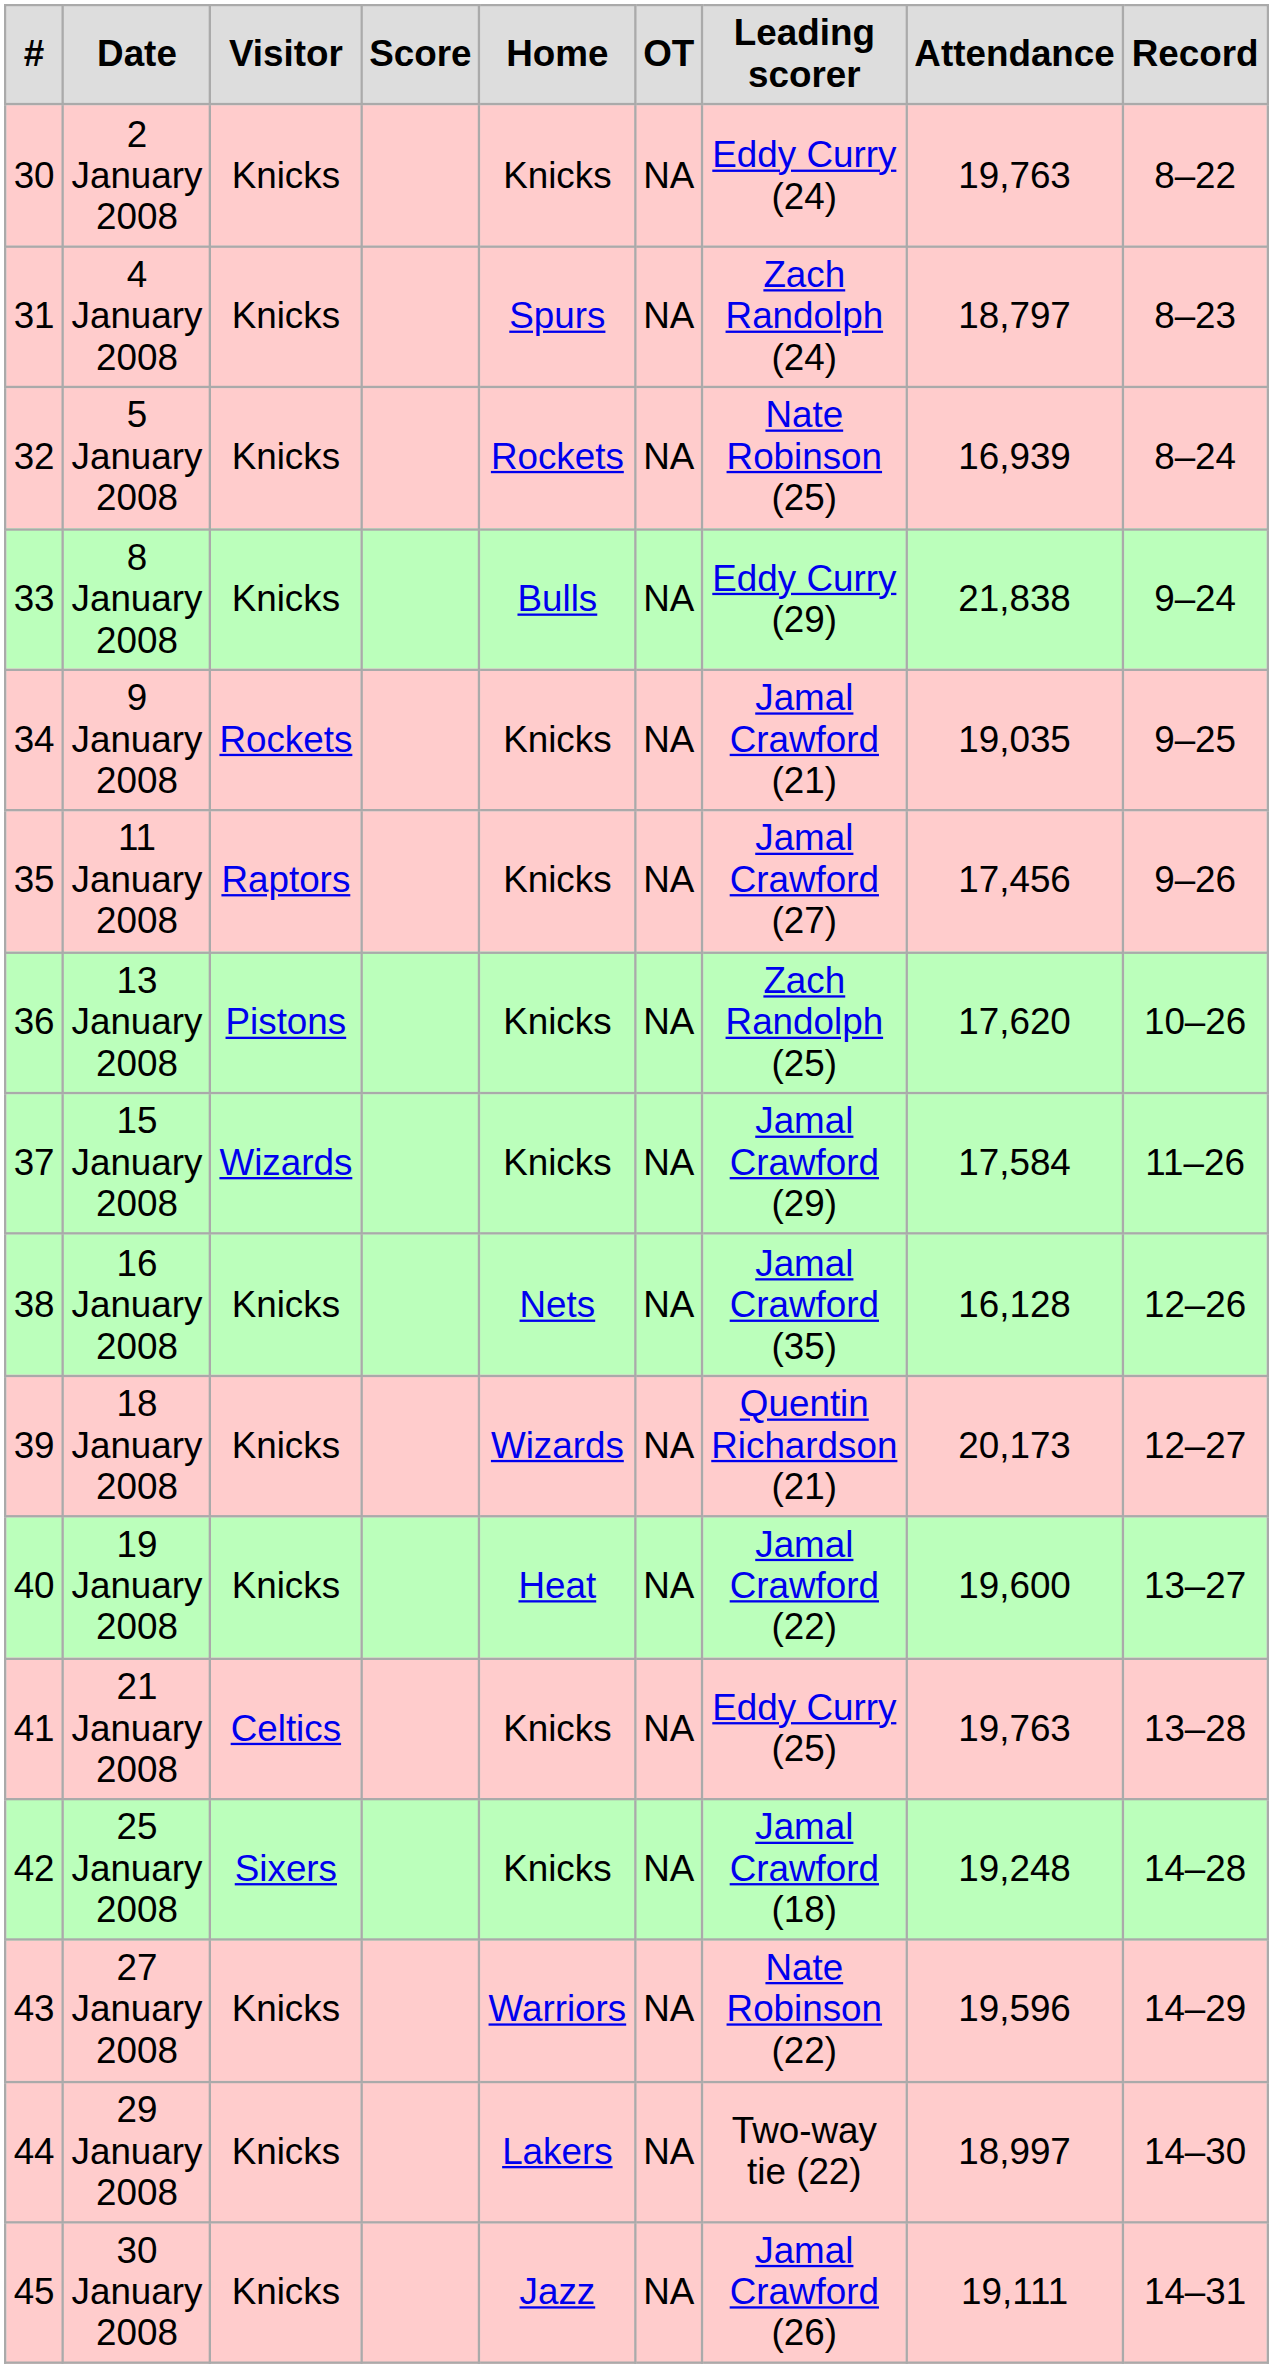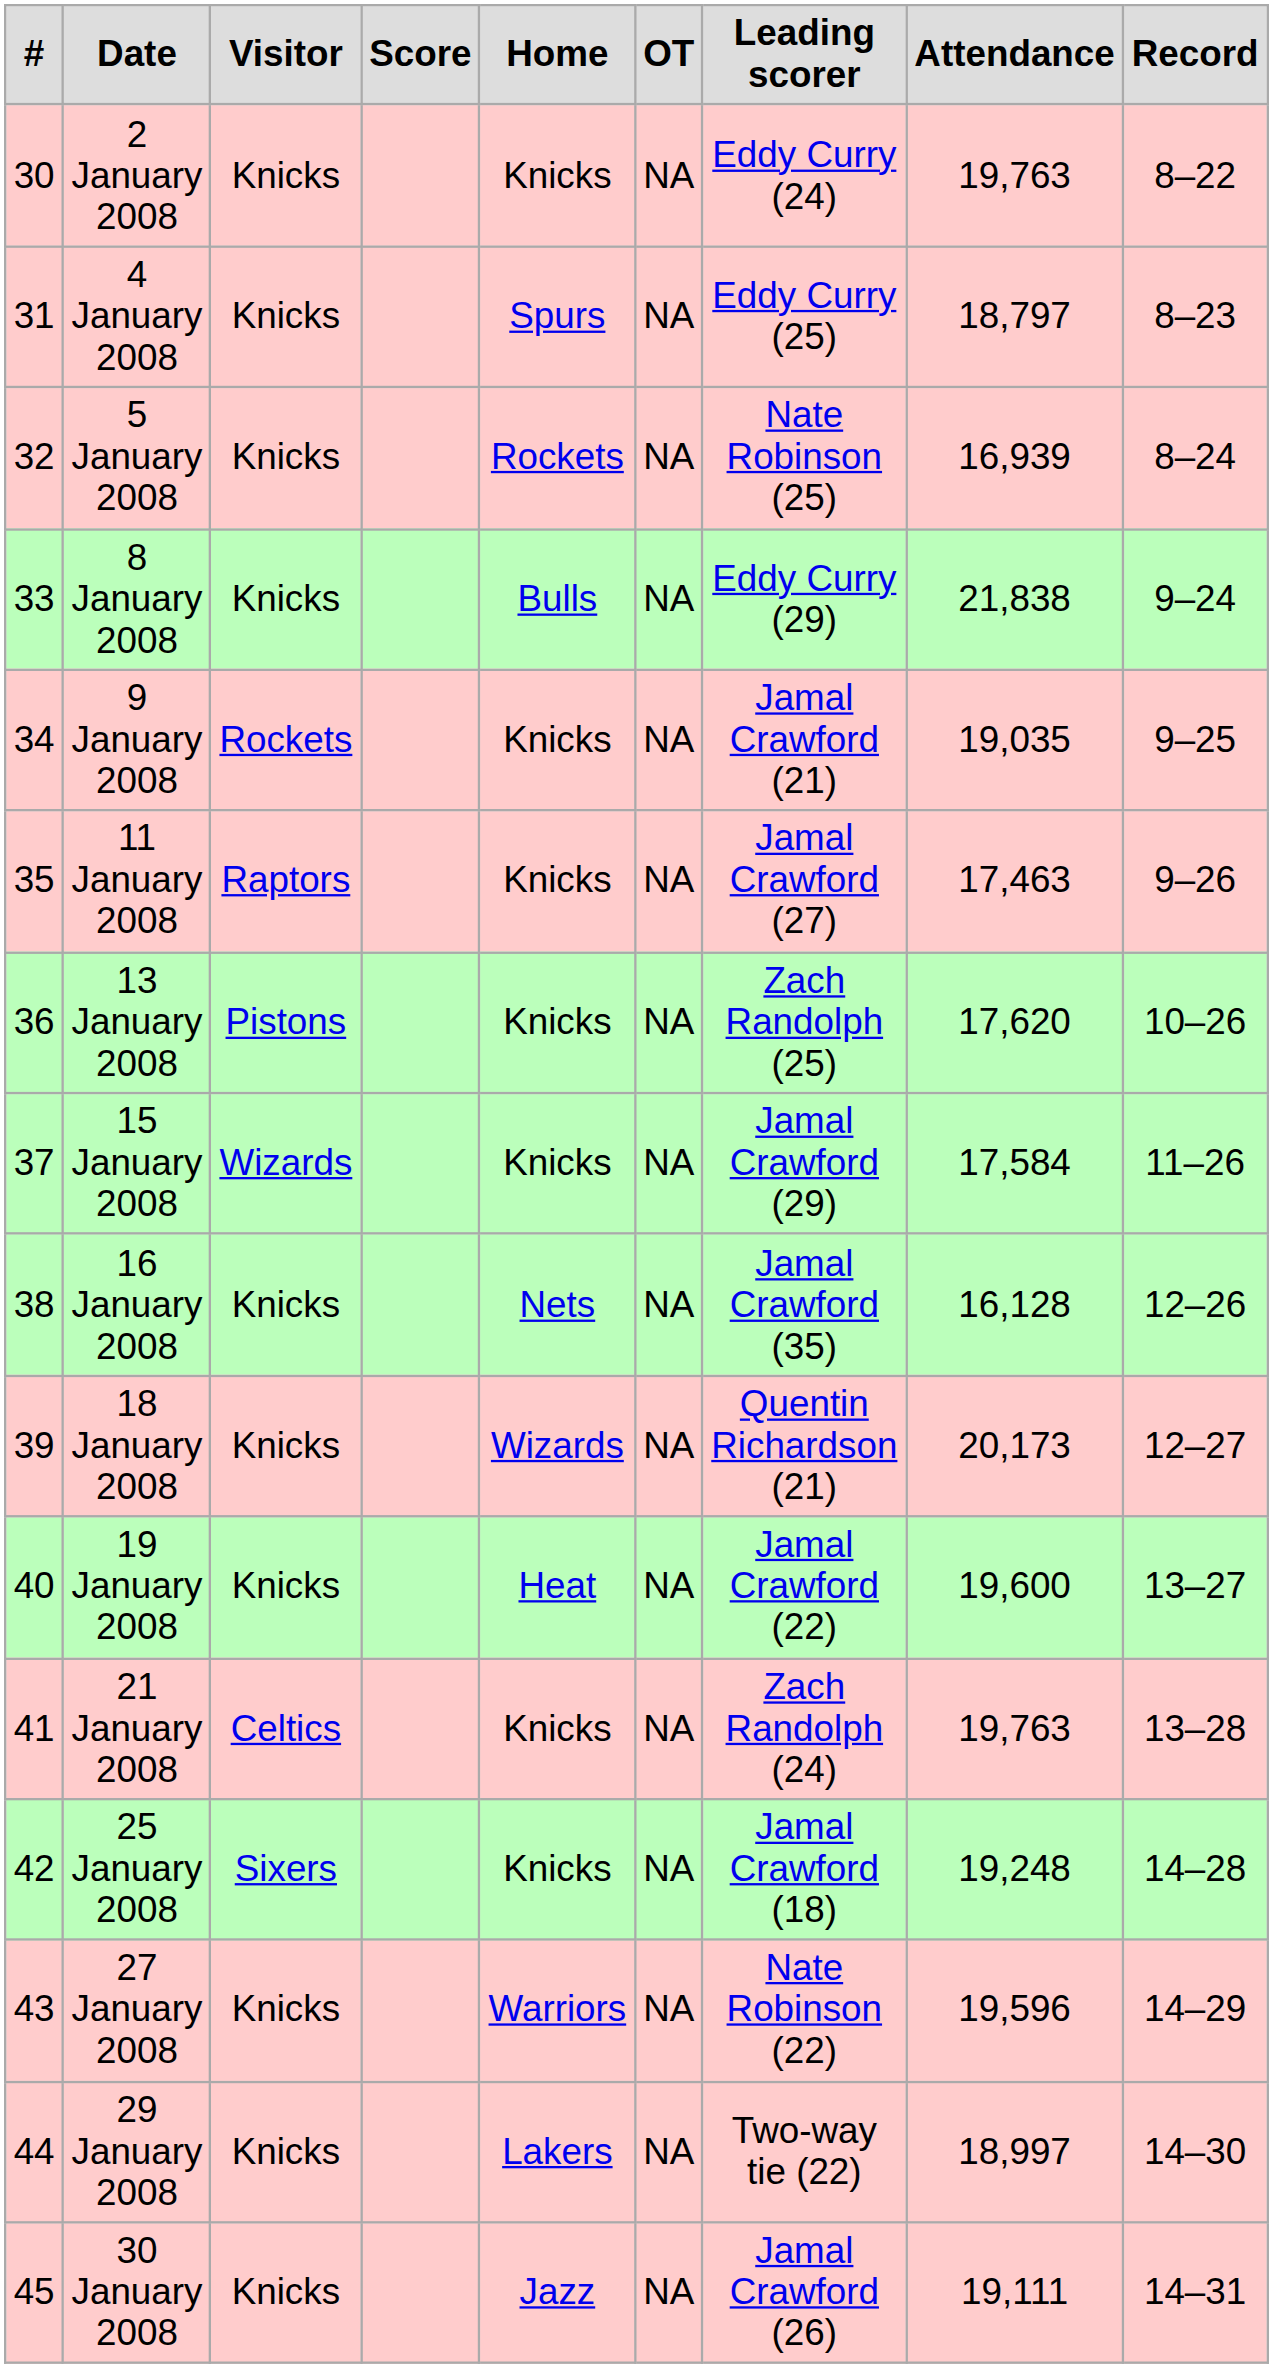(804, 316) Zach Randolph (24) -> (804, 316) Eddy Curry (25)
(1015, 880) 17,456 -> (1015, 880) 17,463
(804, 1727) Eddy Curry (25) -> (804, 1727) Zach Randolph (24)
